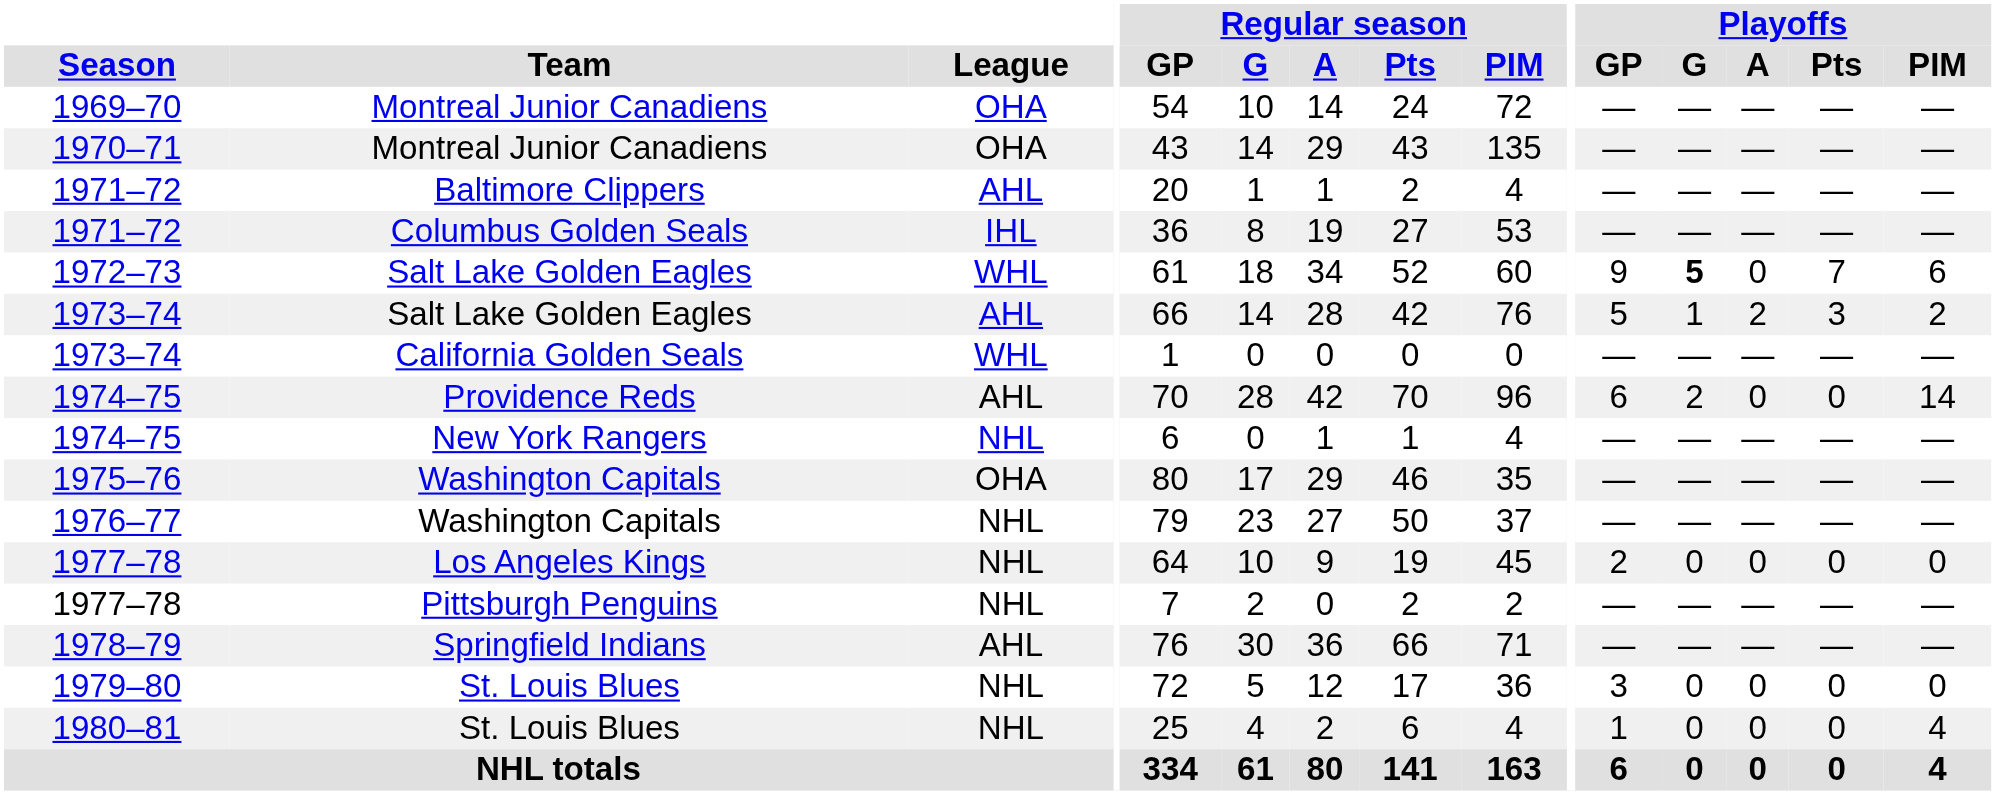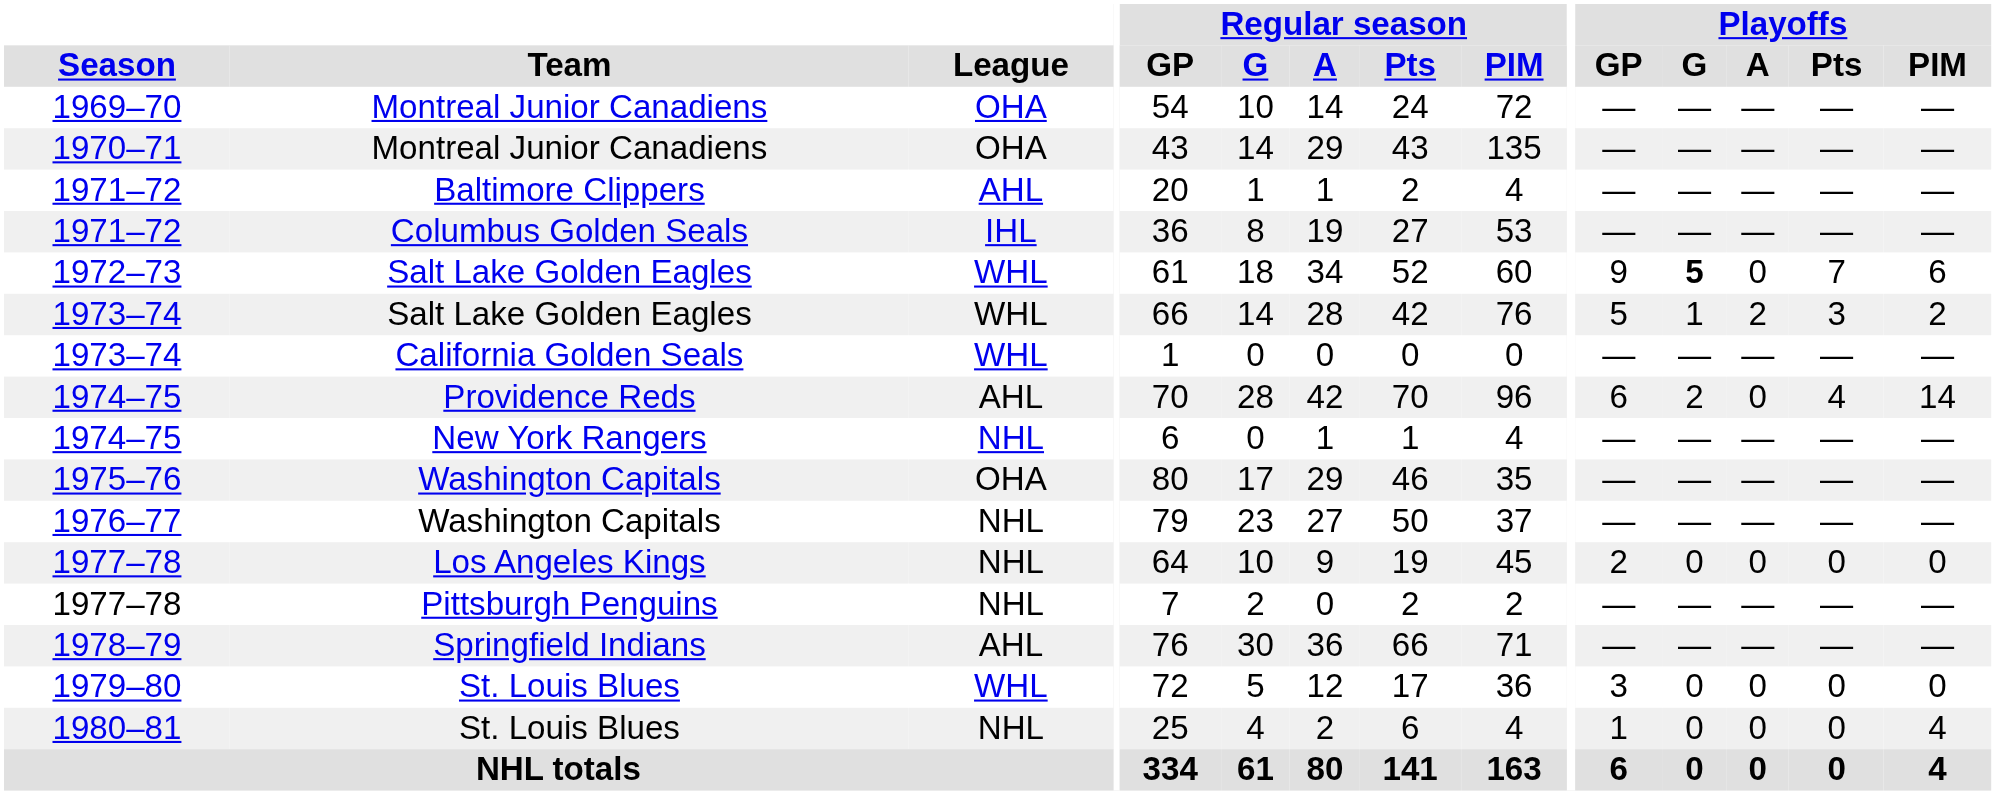(1011, 313) AHL -> (1011, 313) WHL
(1837, 396) 0 -> (1837, 396) 4
(1011, 686) NHL -> (1011, 686) WHL
